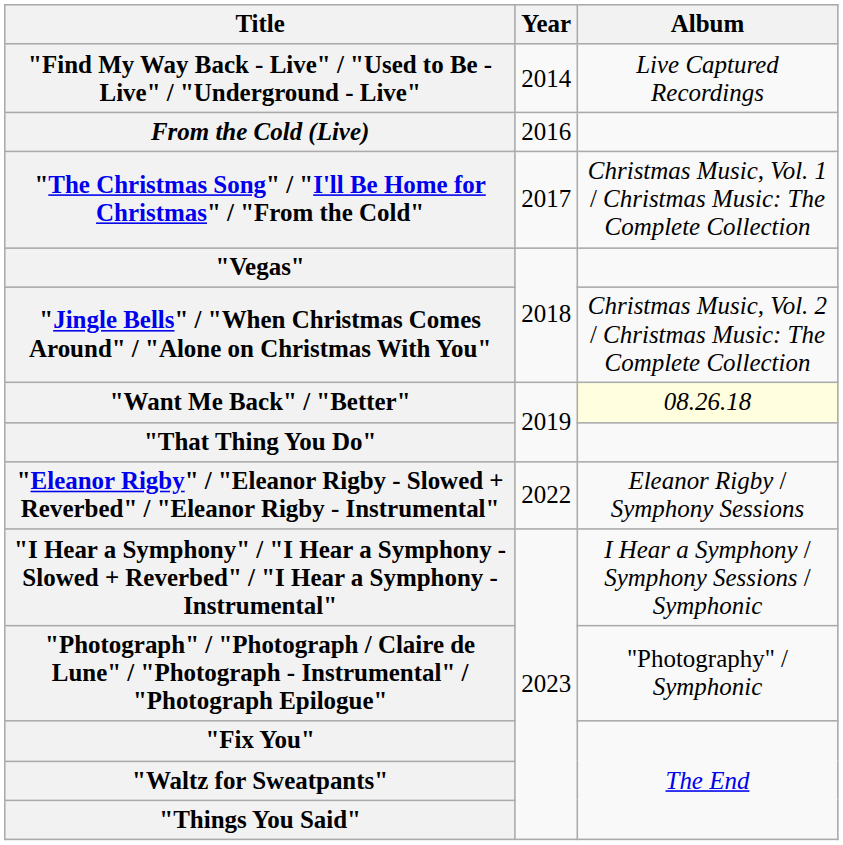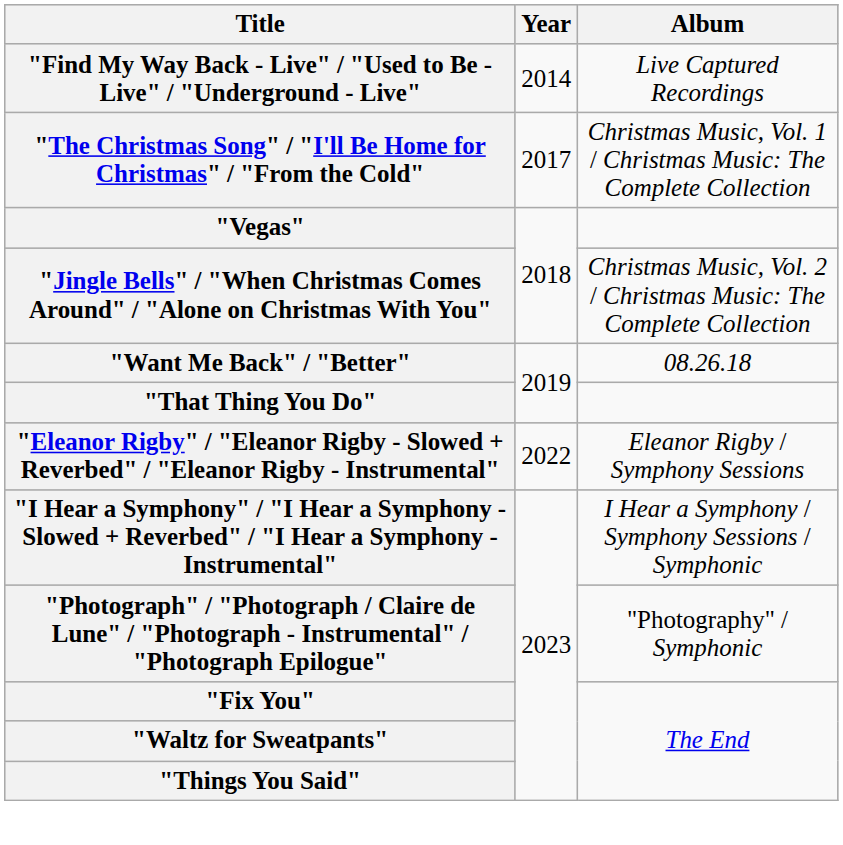- row: (260, 131)
(707, 402) lightyellow background -> (707, 362) no background
